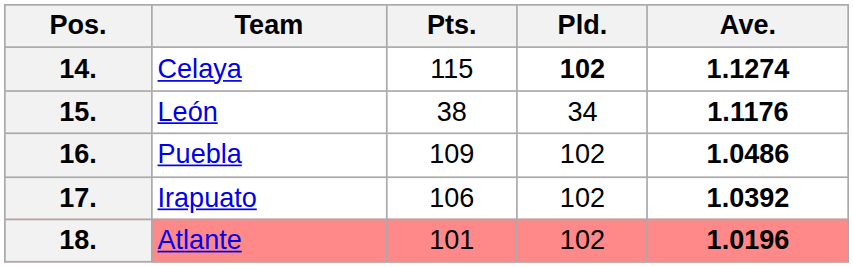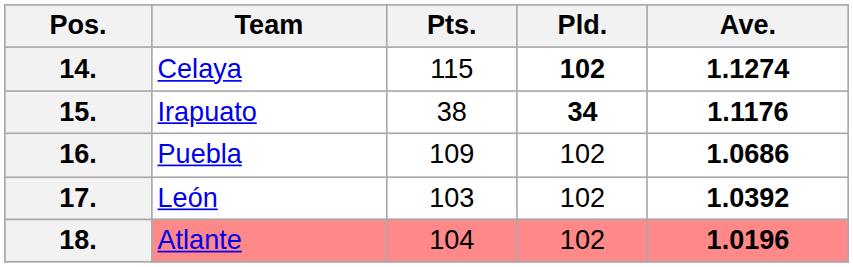(188, 111) León -> (207, 111) Irapuato
(582, 111) normal -> (582, 111) bold
(748, 154) 1.0486 -> (748, 154) 1.0686
(207, 197) Irapuato -> (188, 197) León
(452, 197) 106 -> (452, 197) 103
(452, 240) 101 -> (452, 240) 104
